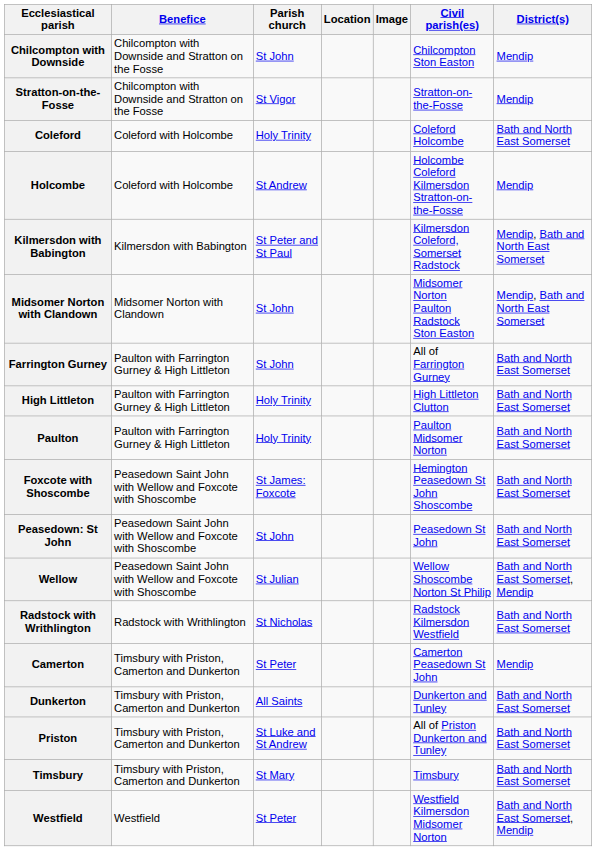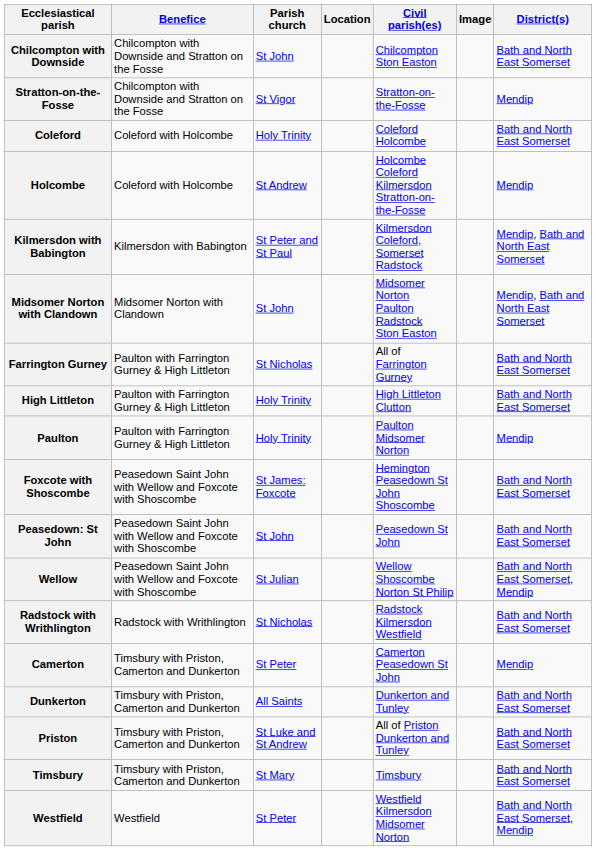columns swapped: (392, 19) <-> (452, 19)
(515, 56) Mendip -> (534, 56) Bath and North East Somerset
(275, 364) St John -> (284, 364) St Nicholas
(534, 437) Bath and North East Somerset -> (515, 437) Mendip
